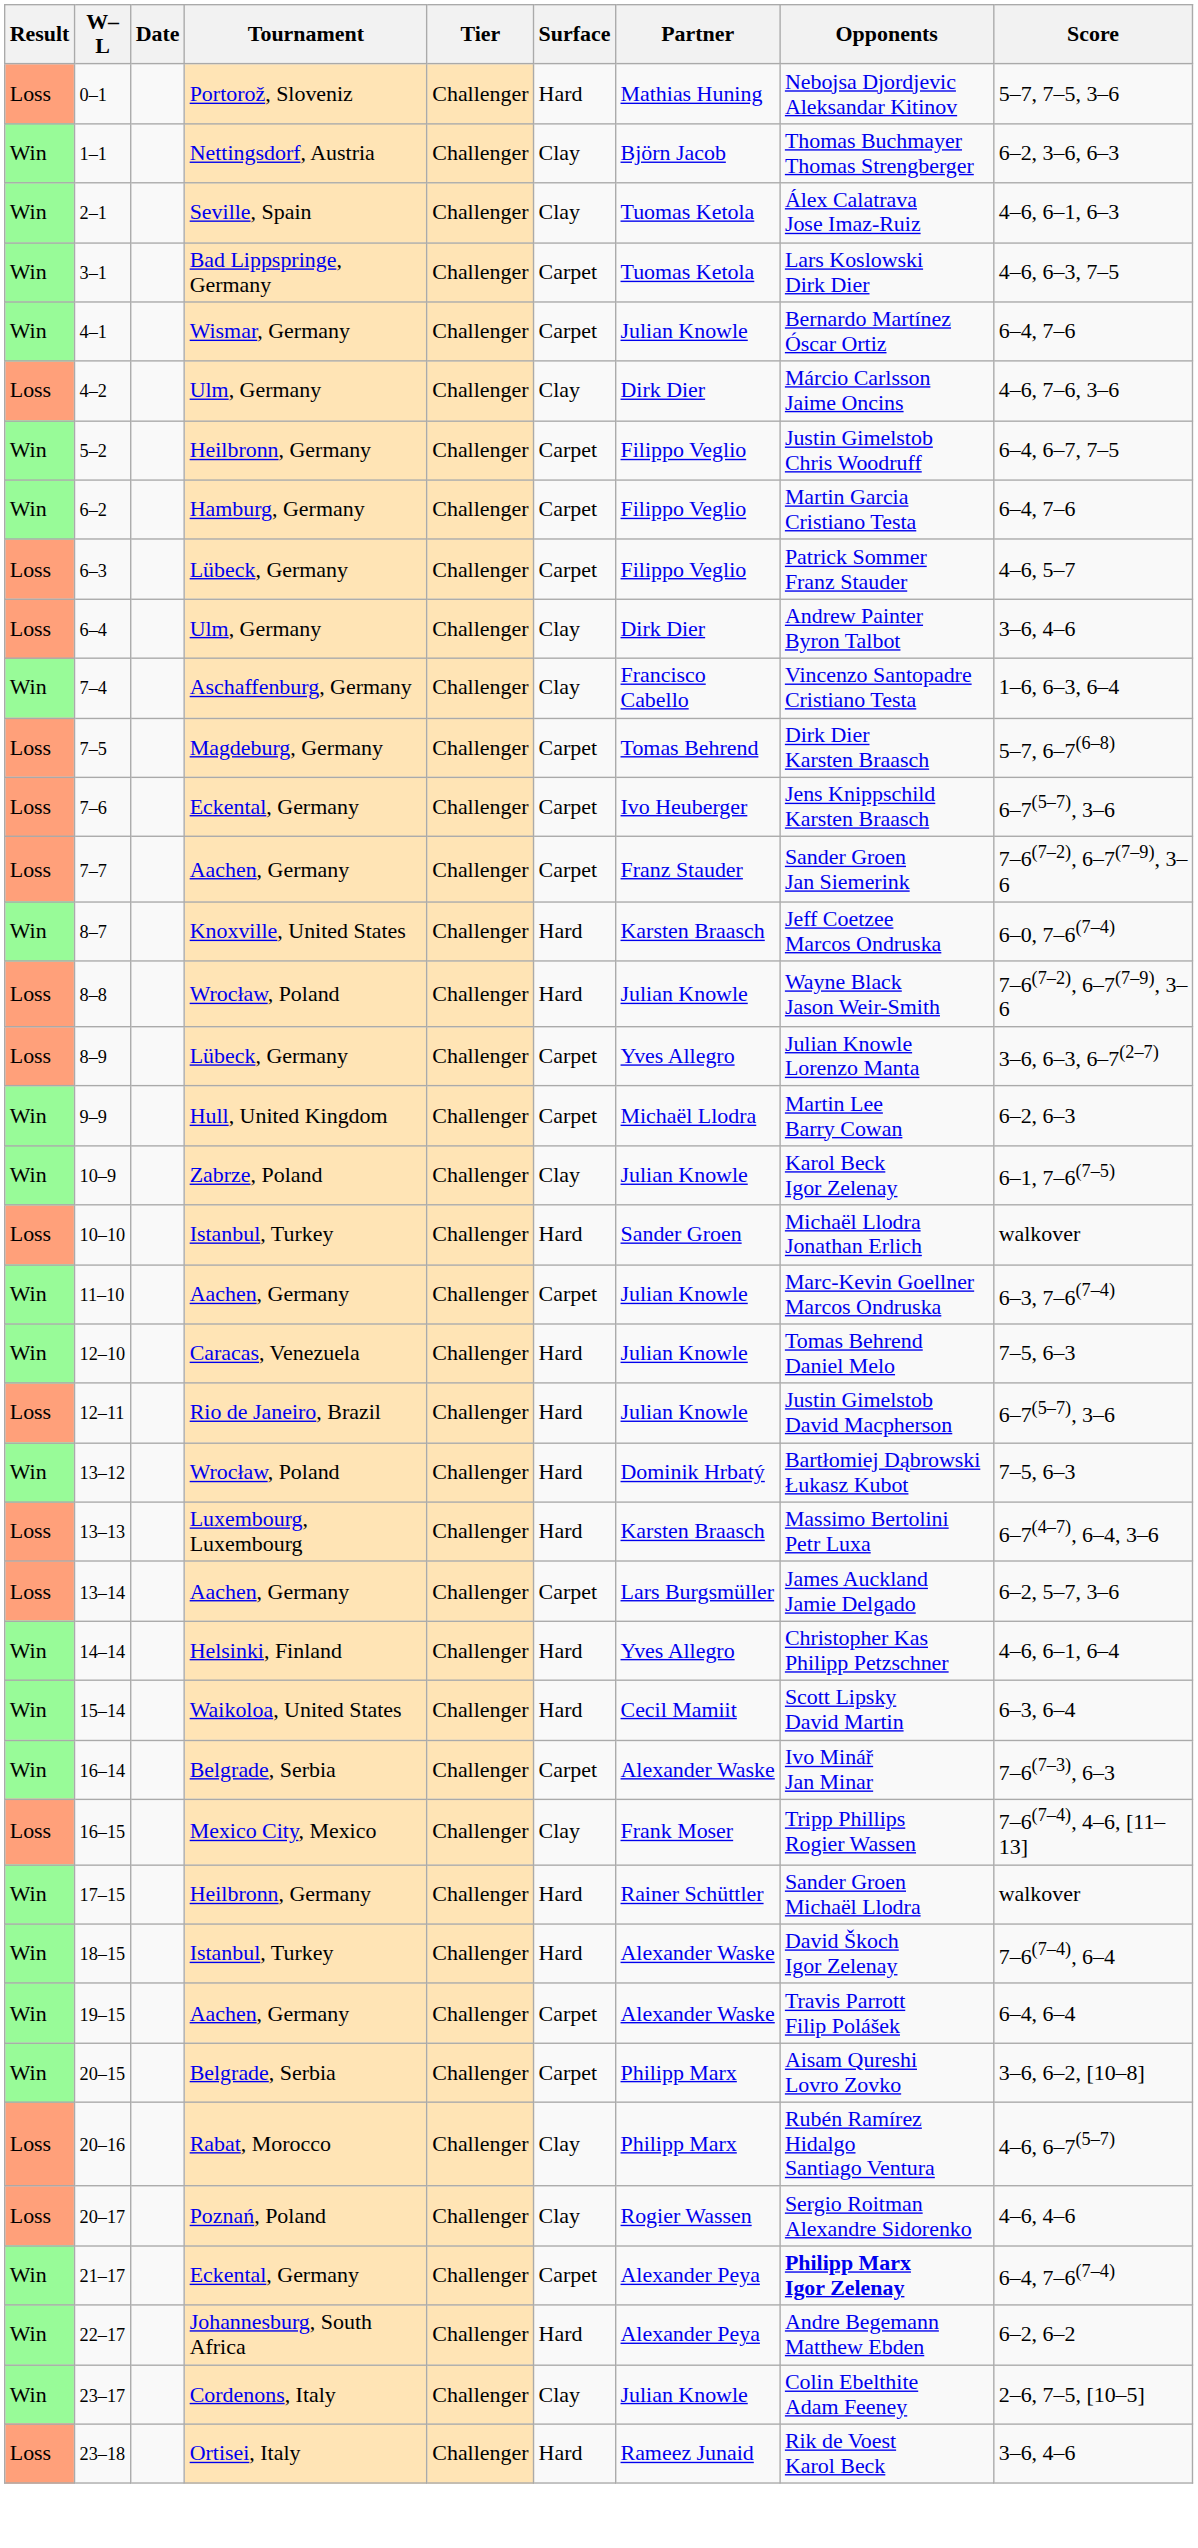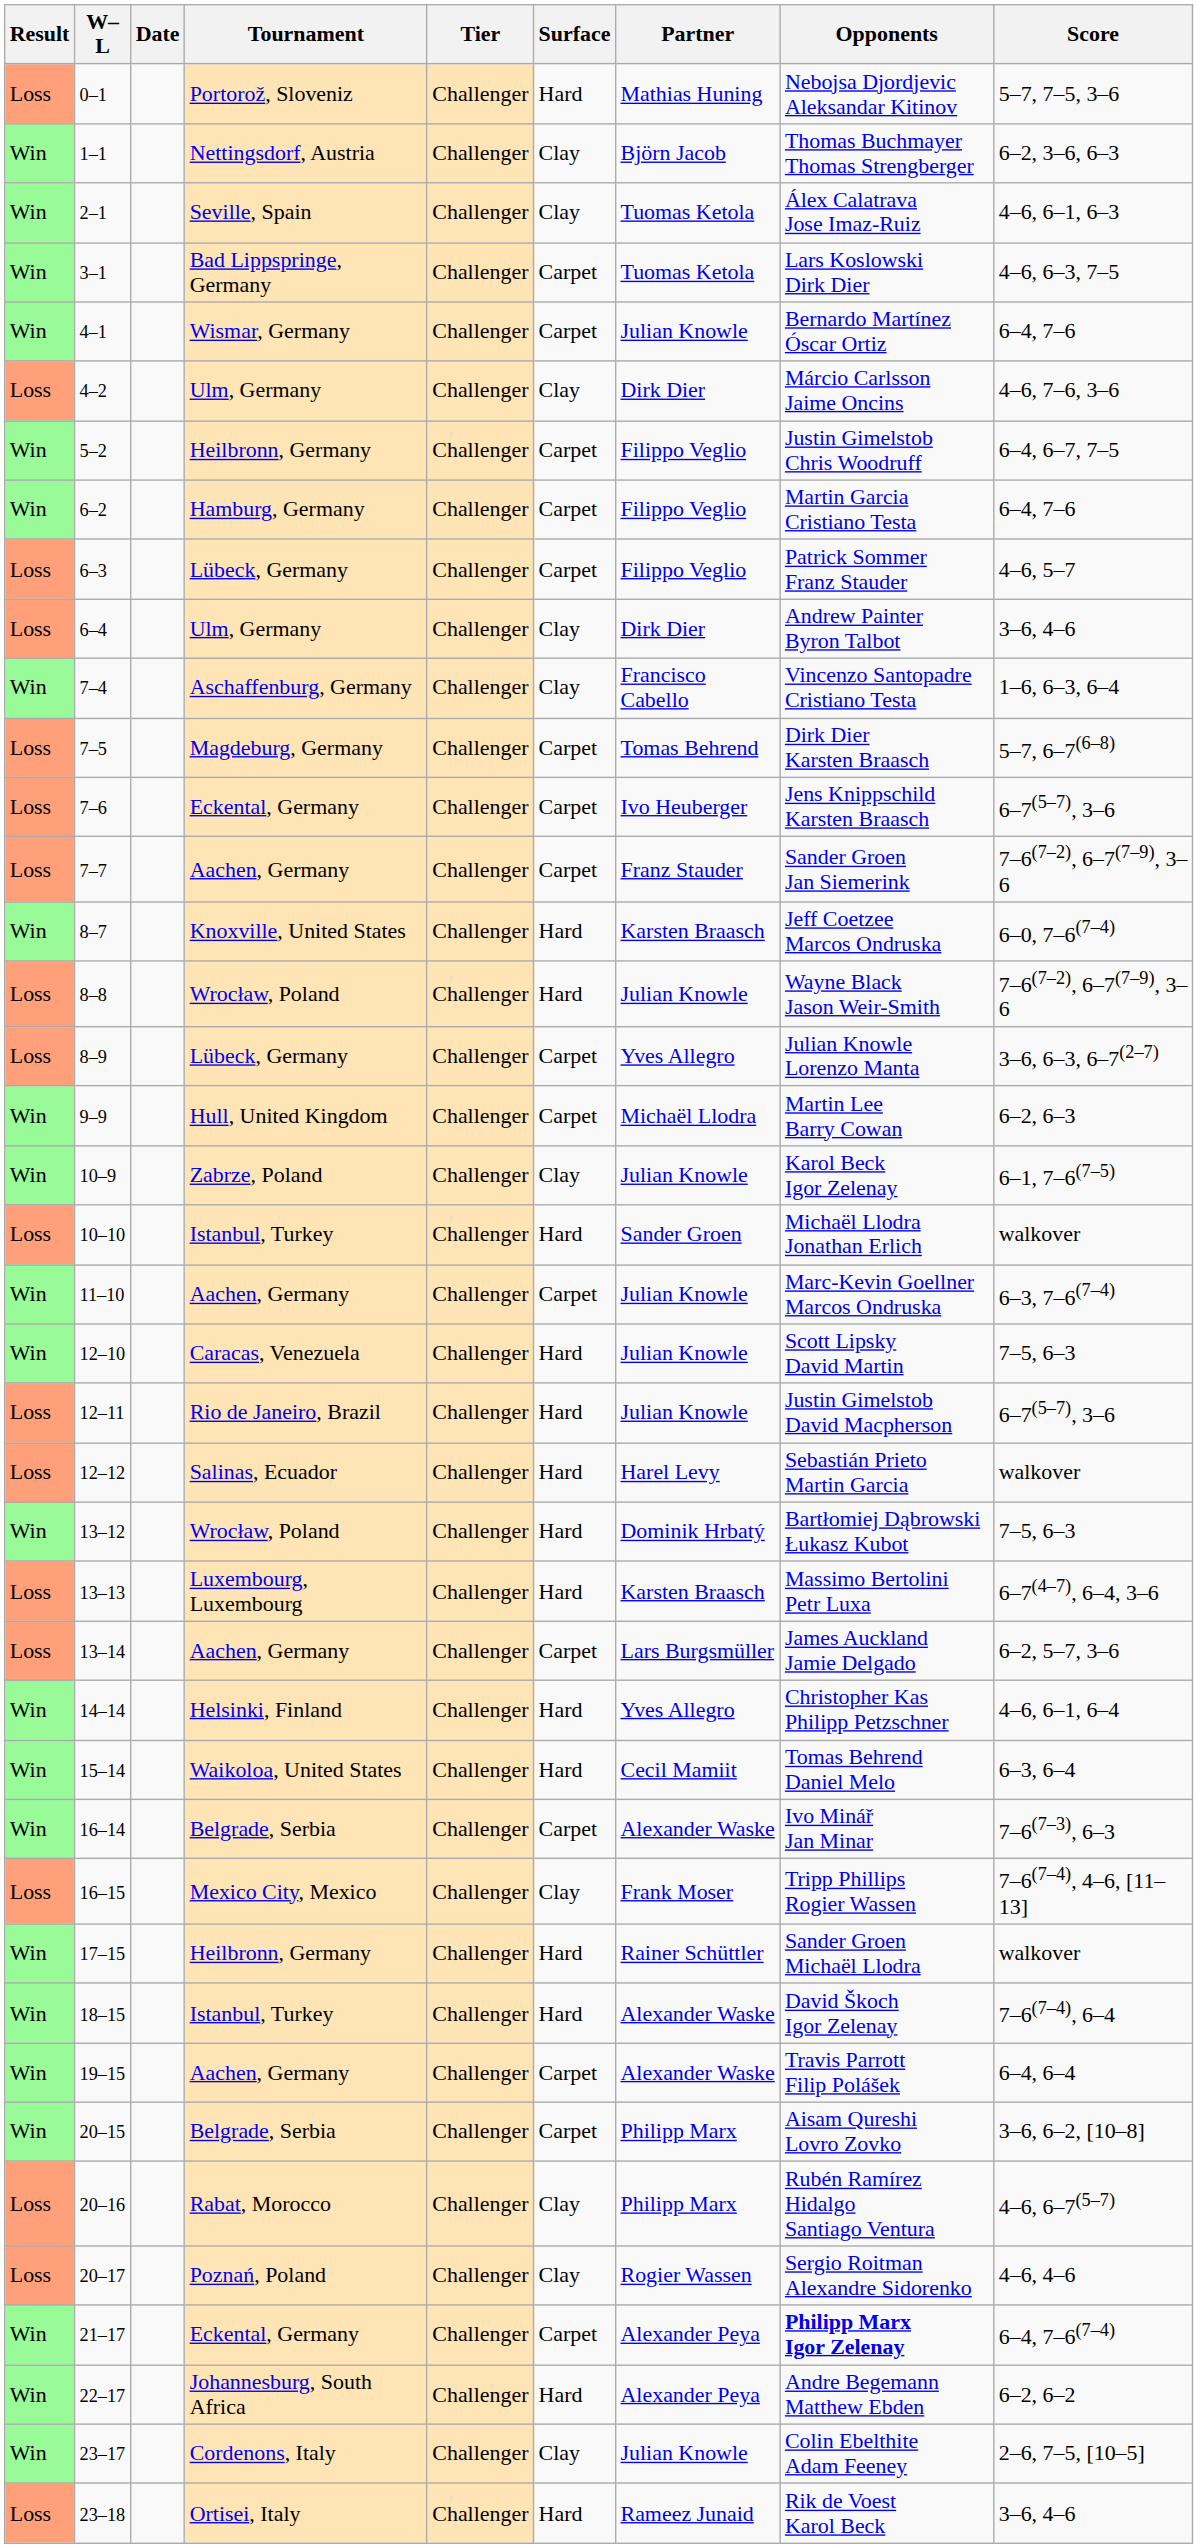(854, 1353) Tomas Behrend Daniel Melo -> (844, 1353) Scott Lipsky David Martin
+ row: (102, 1473)
(844, 1709) Scott Lipsky David Martin -> (854, 1769) Tomas Behrend Daniel Melo
